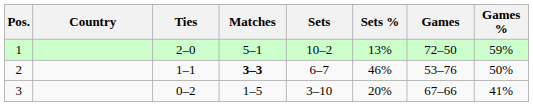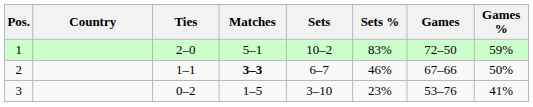(380, 49) 13% -> (380, 49) 83%
(441, 70) 53–76 -> (441, 70) 67–66
(380, 91) 20% -> (380, 91) 23%
(441, 91) 67–66 -> (441, 91) 53–76
